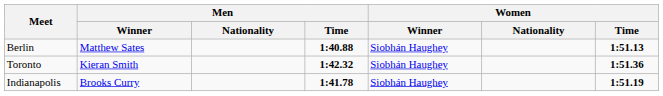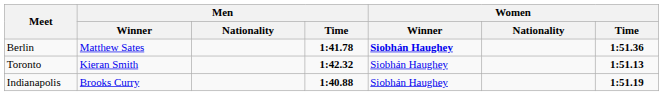(336, 47) 1:40.88 -> (336, 47) 1:41.78
(409, 47) normal -> (412, 47) bold
(627, 47) 1:51.13 -> (627, 47) 1:51.36
(627, 64) 1:51.36 -> (627, 64) 1:51.13
(336, 82) 1:41.78 -> (336, 82) 1:40.88
